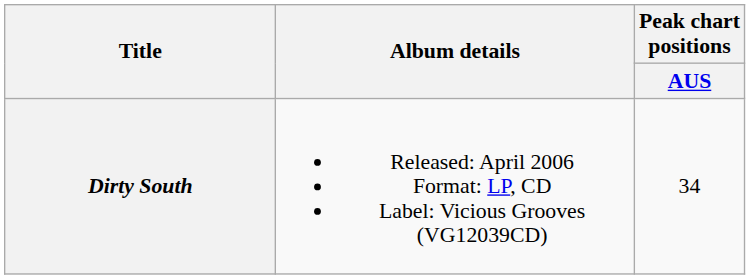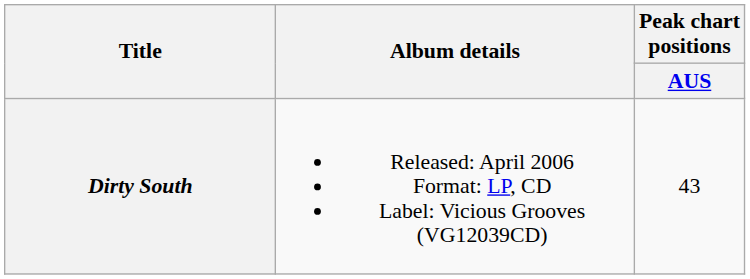(689, 185) 34 -> (689, 185) 43
